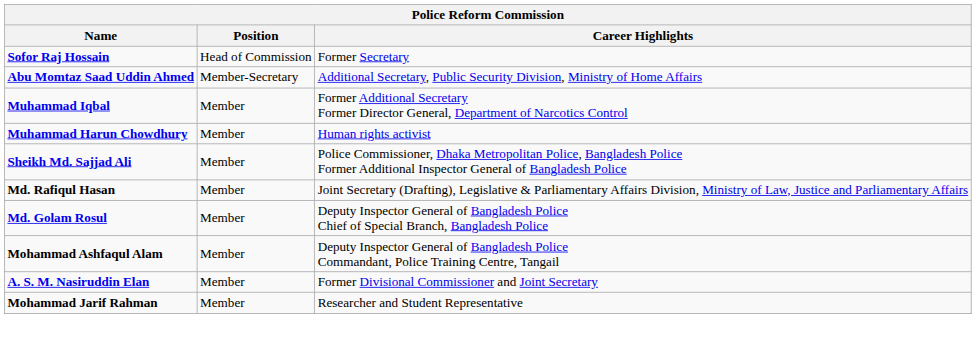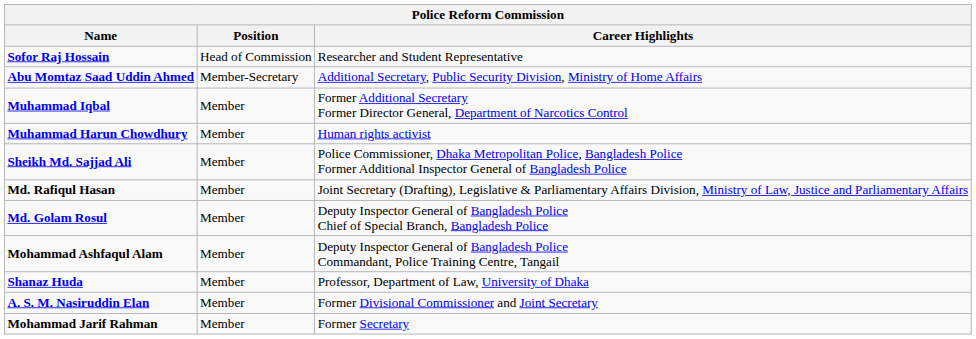(363, 56) Former Secretary -> (420, 56) Researcher and Student Representative
+ row: (45, 282)
(420, 302) Researcher and Student Representative -> (363, 323) Former Secretary
